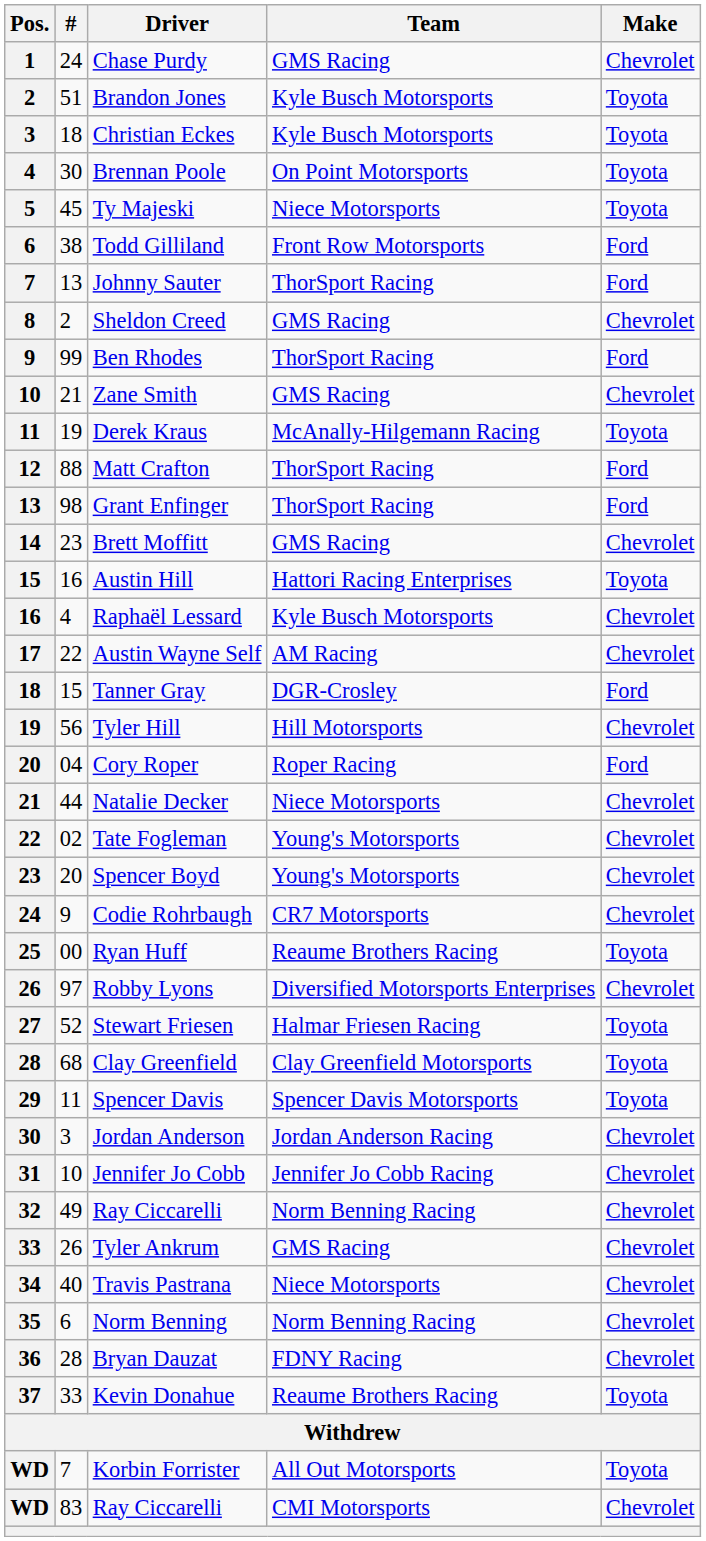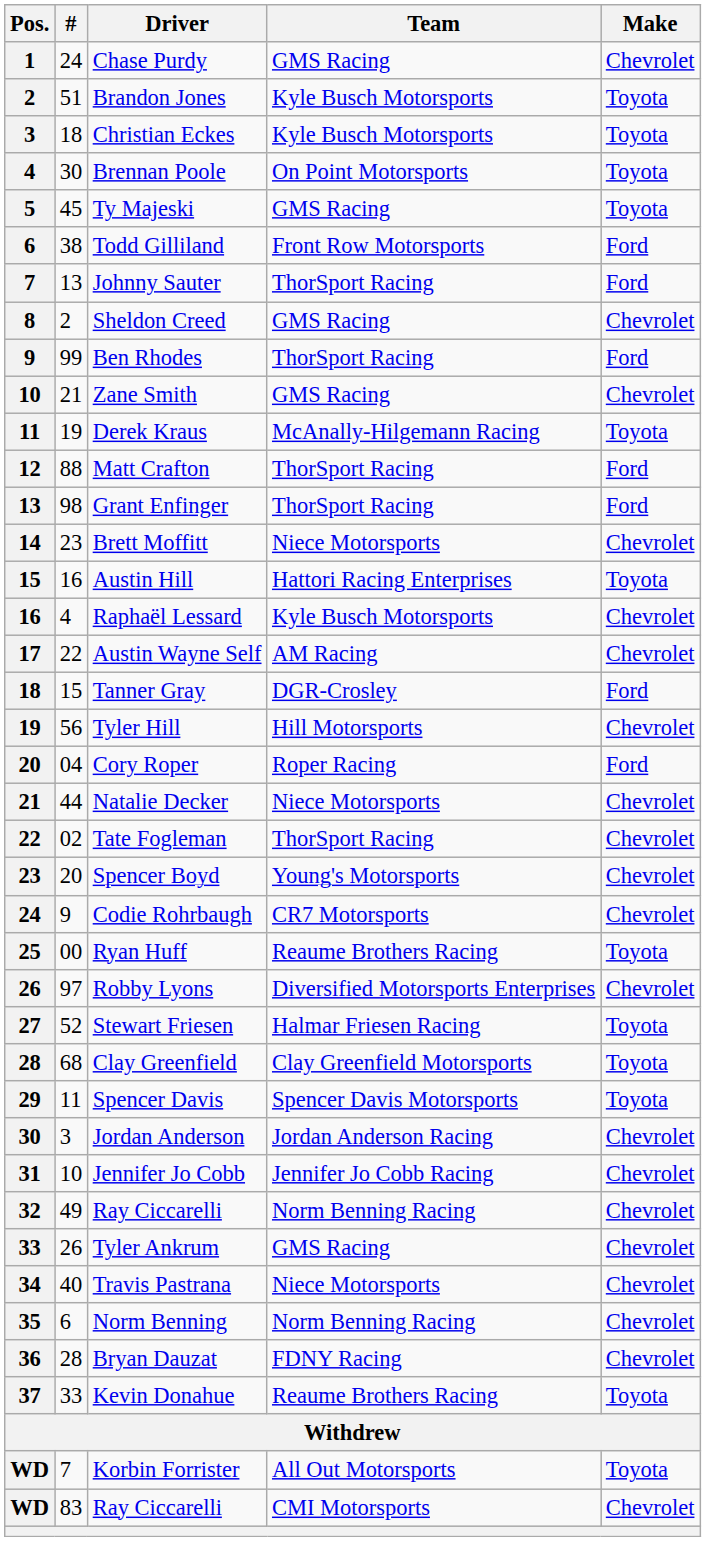(356, 208) Niece Motorsports -> (331, 208) GMS Racing
(331, 542) GMS Racing -> (356, 542) Niece Motorsports
(366, 839) Young's Motorsports -> (353, 839) ThorSport Racing
